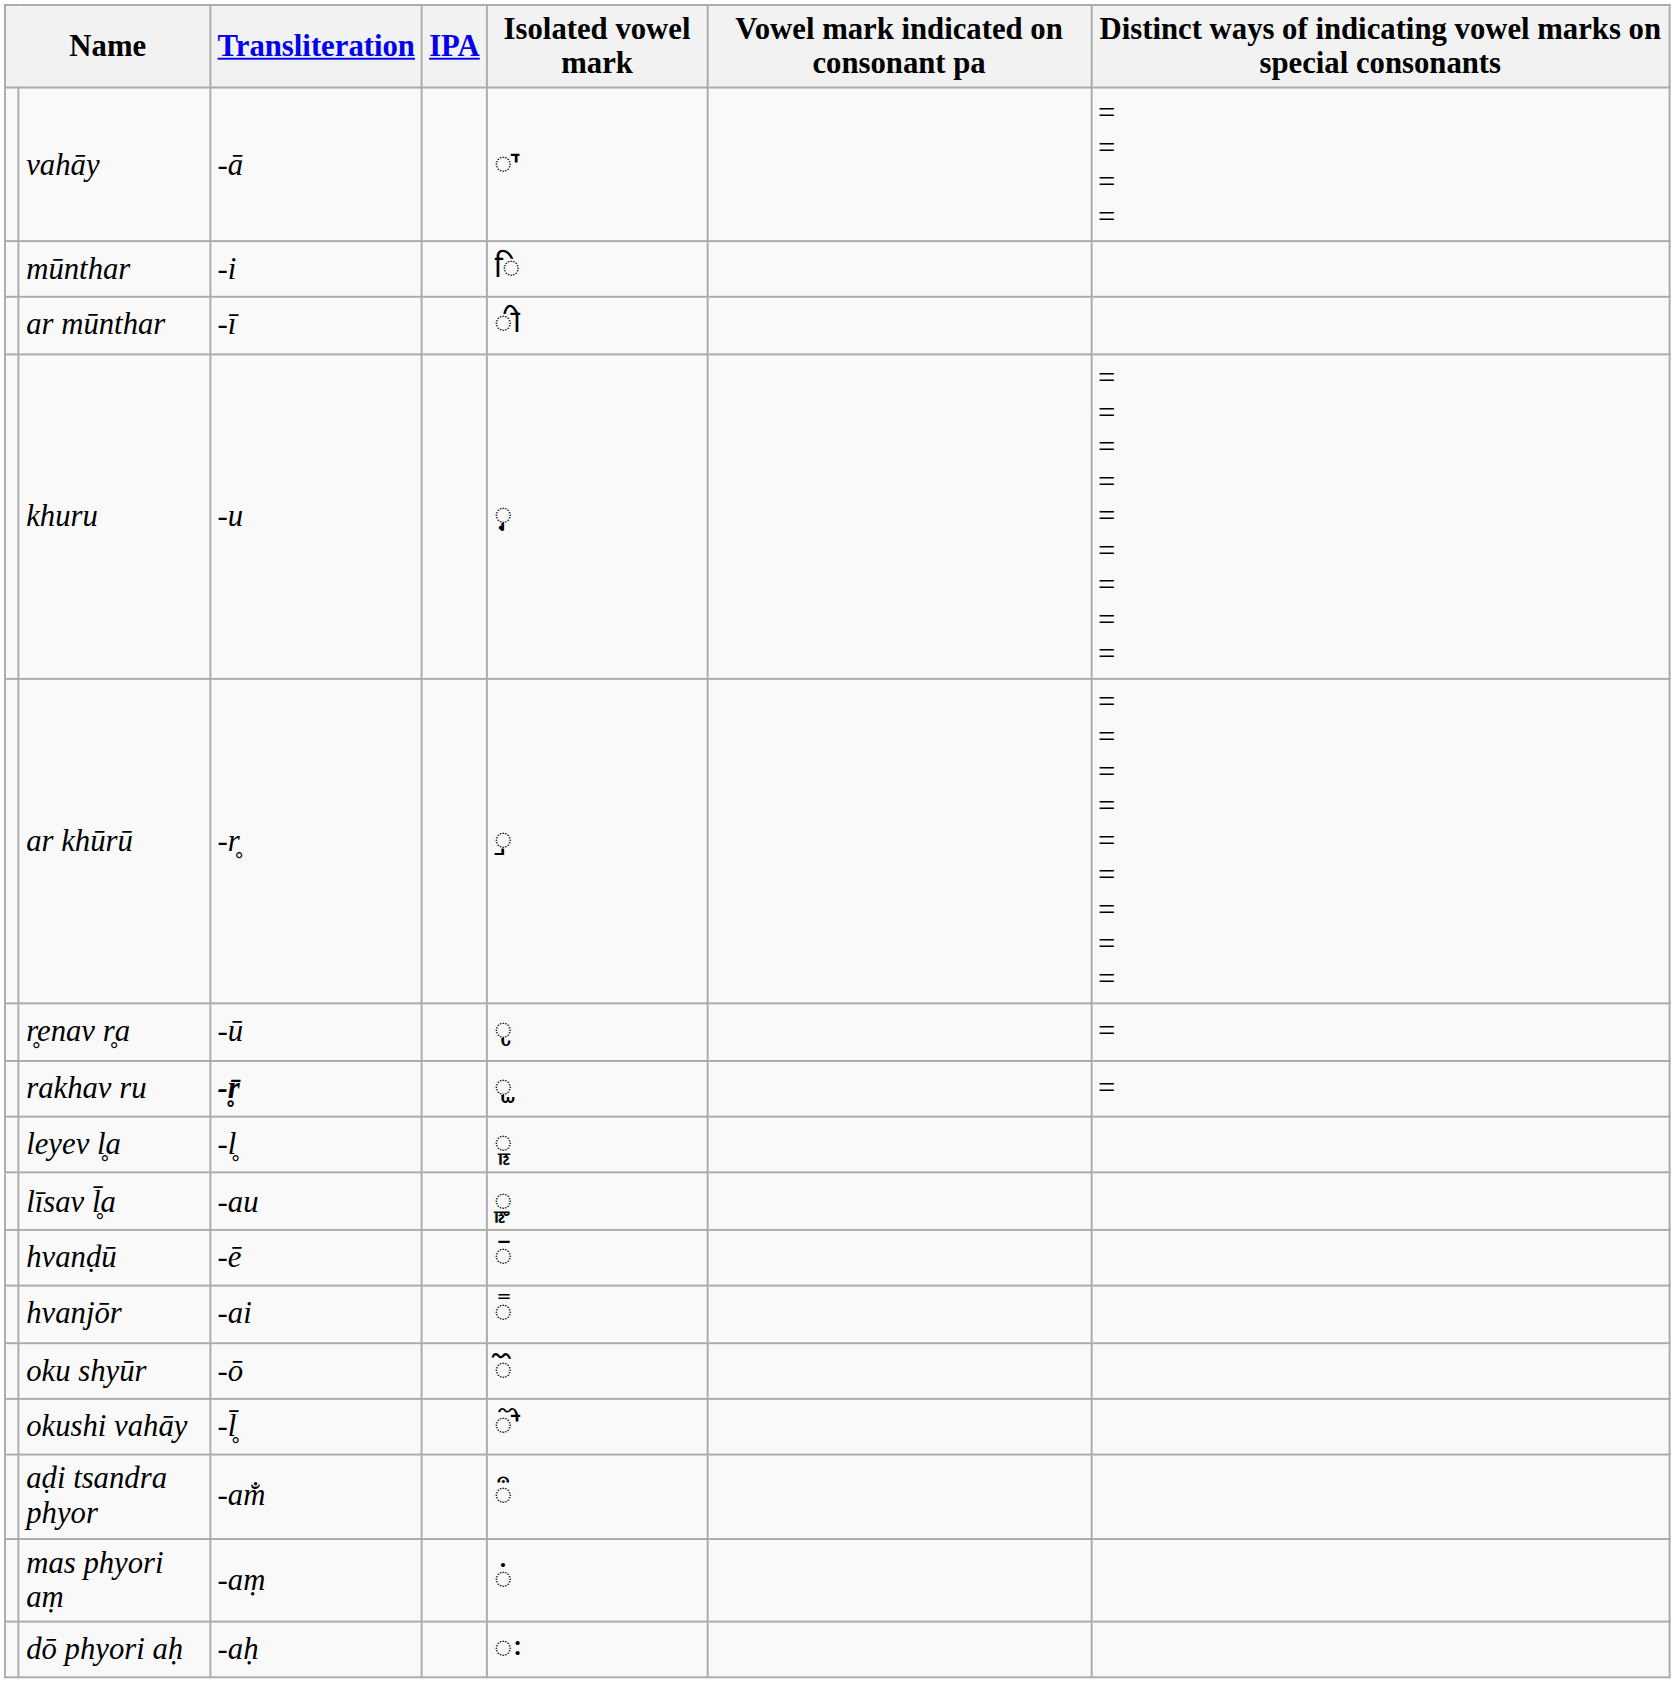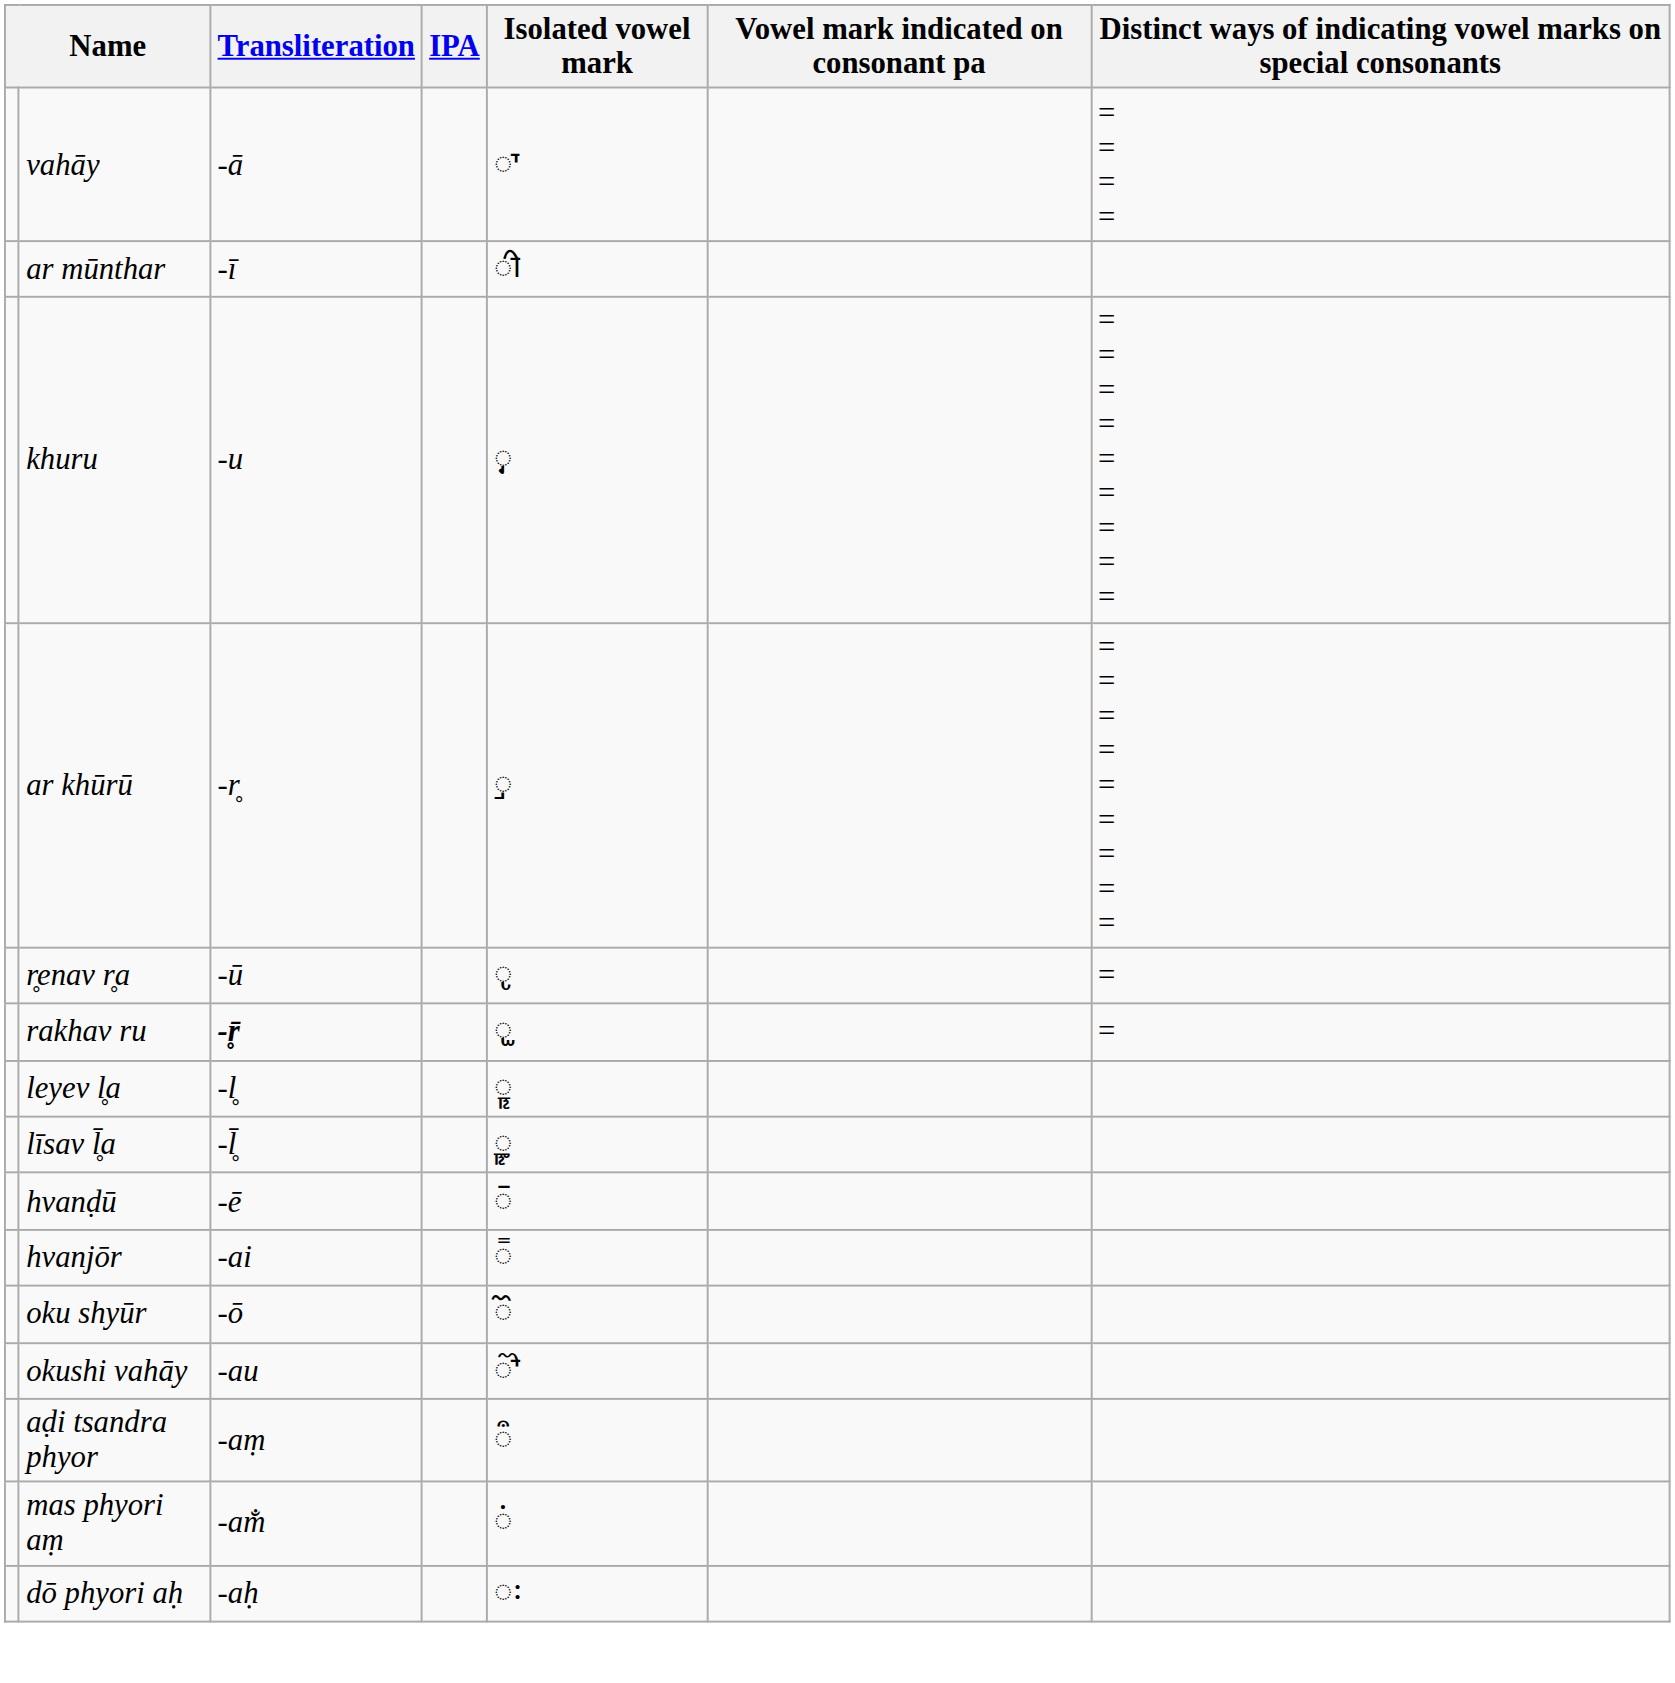- row: (78, 268)
(238, 1200) -au -> (227, 1144) -l̥̄
(227, 1426) -l̥̄ -> (238, 1369) -au
(241, 1496) -am̐ -> (241, 1439) -aṃ
(241, 1579) -aṃ -> (241, 1523) -am̐
